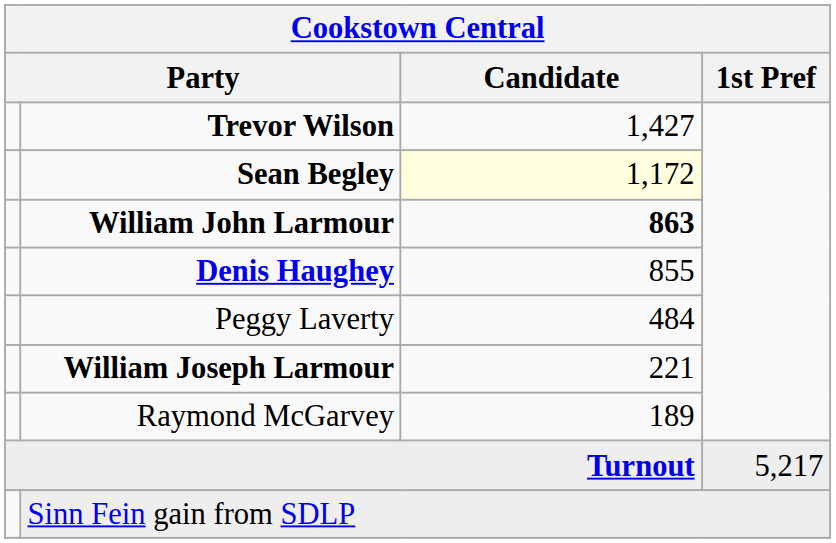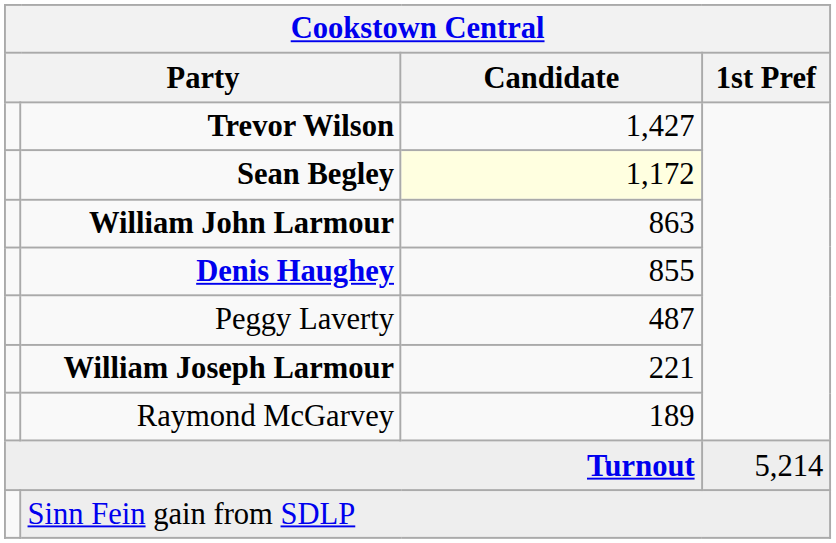(672, 222) bold -> (672, 222) normal
(672, 319) 484 -> (672, 319) 487
(789, 464) 5,217 -> (789, 464) 5,214
